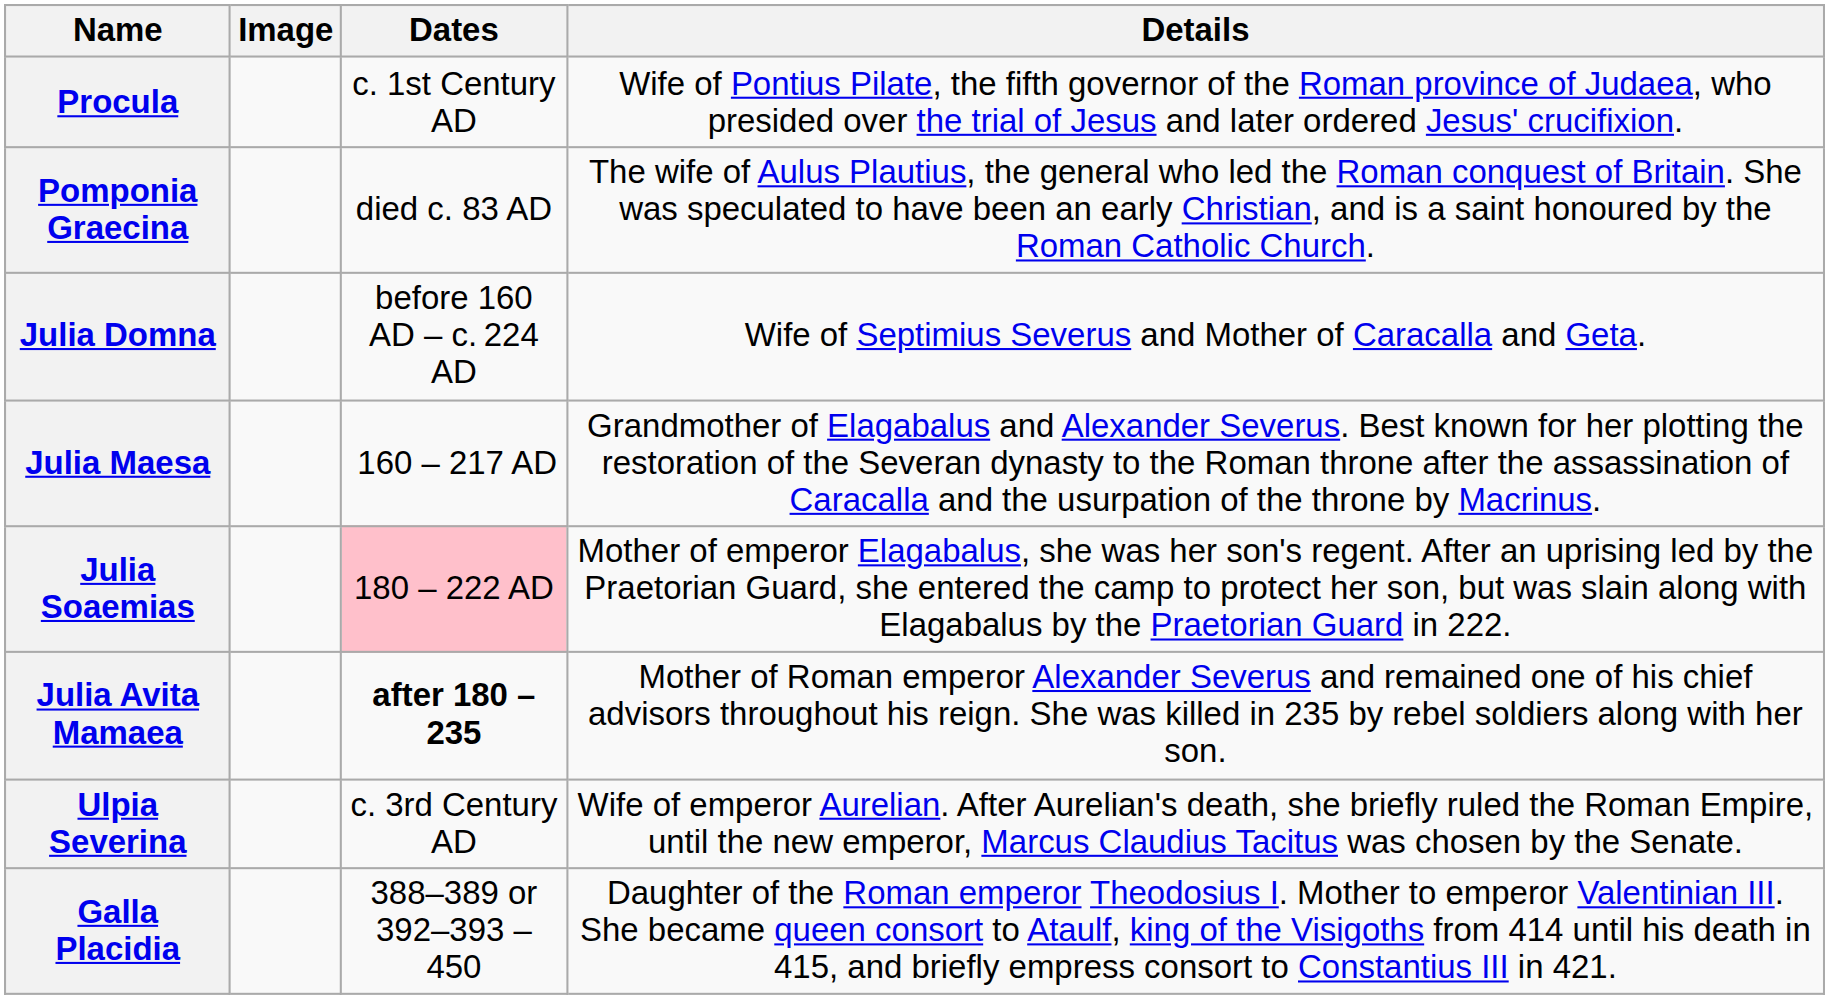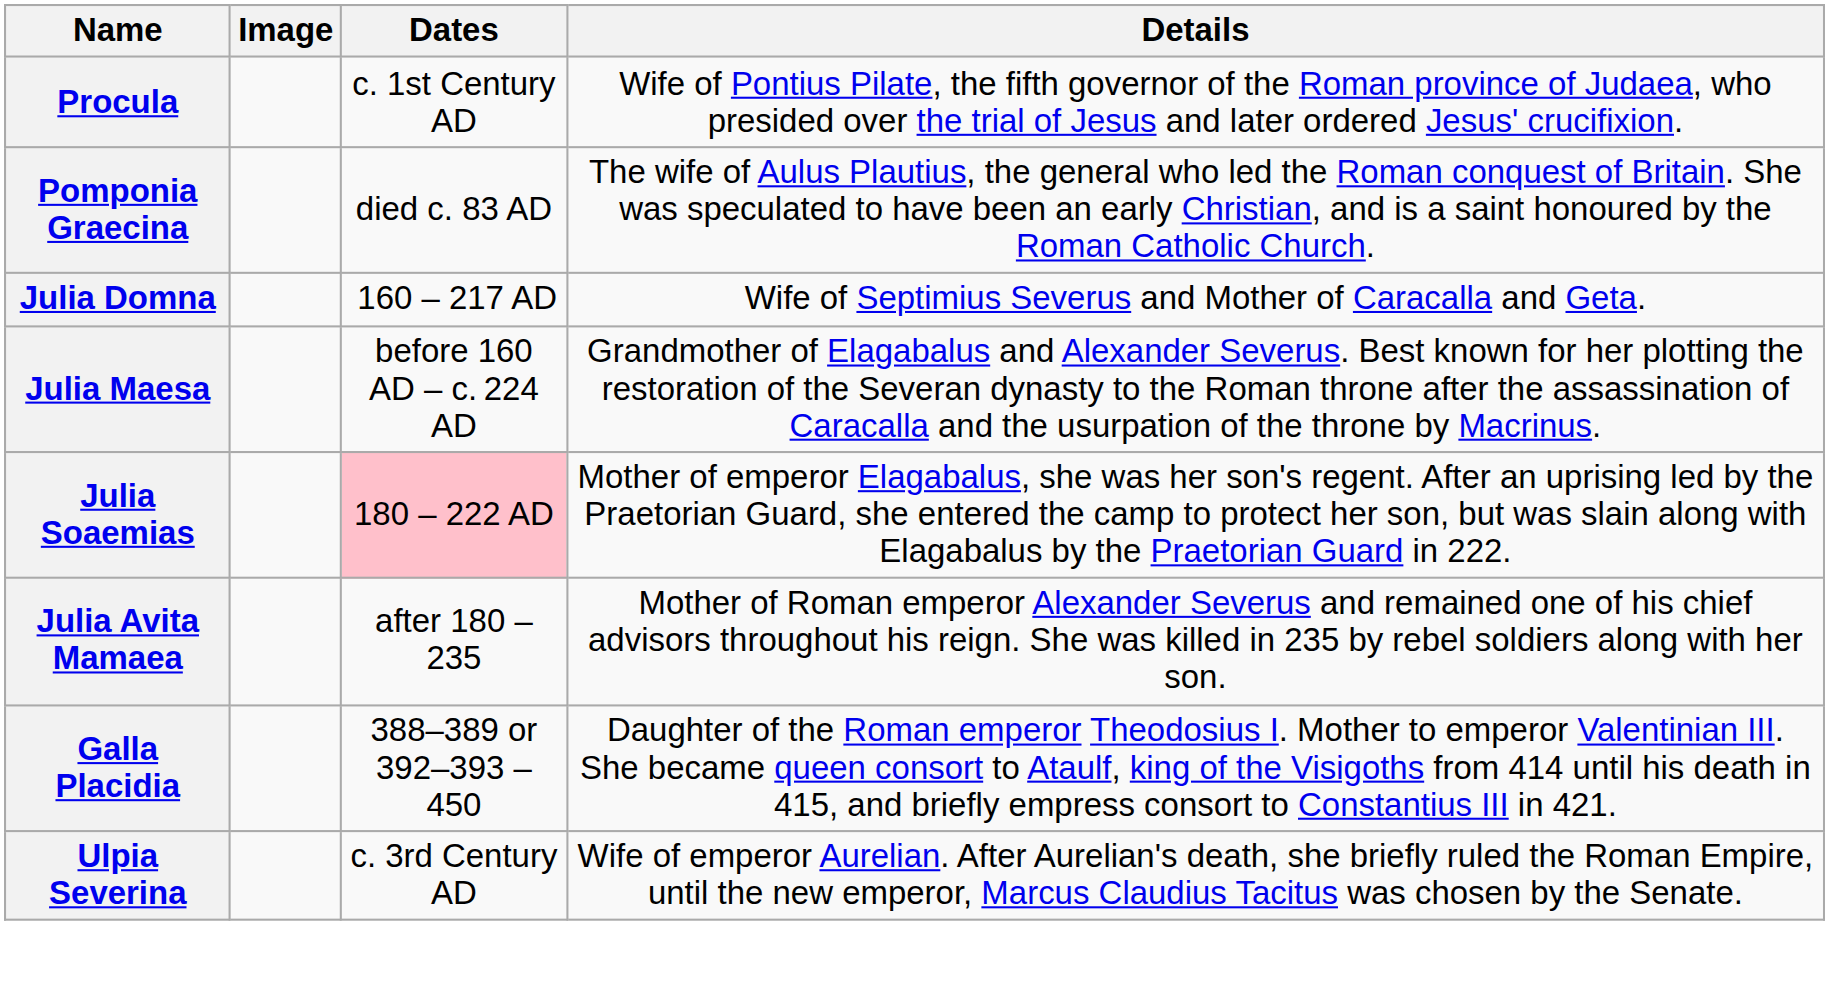(454, 335) before 160 AD – c. 224 AD -> (454, 298) 160 – 217 AD
(454, 462) 160 – 217 AD -> (454, 388) before 160 AD – c. 224 AD
(454, 715) bold -> (454, 640) normal
rows swapped: (118, 822) <-> (118, 930)
